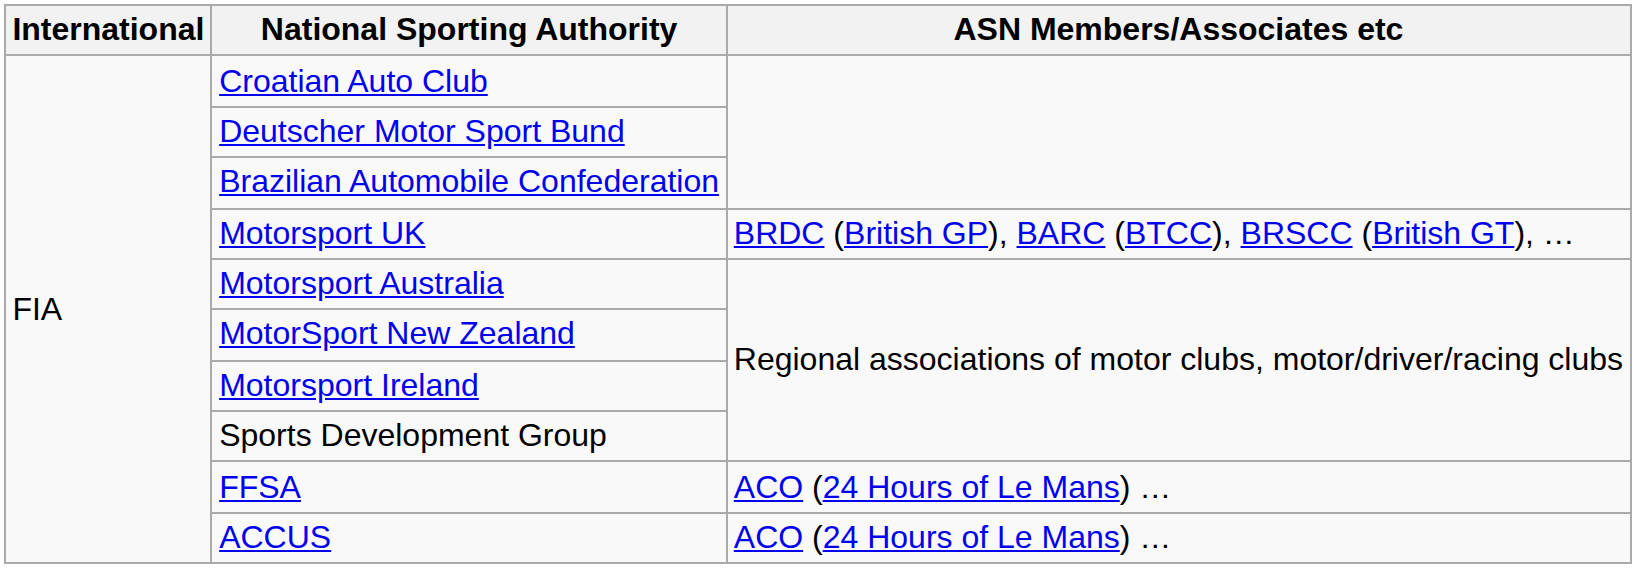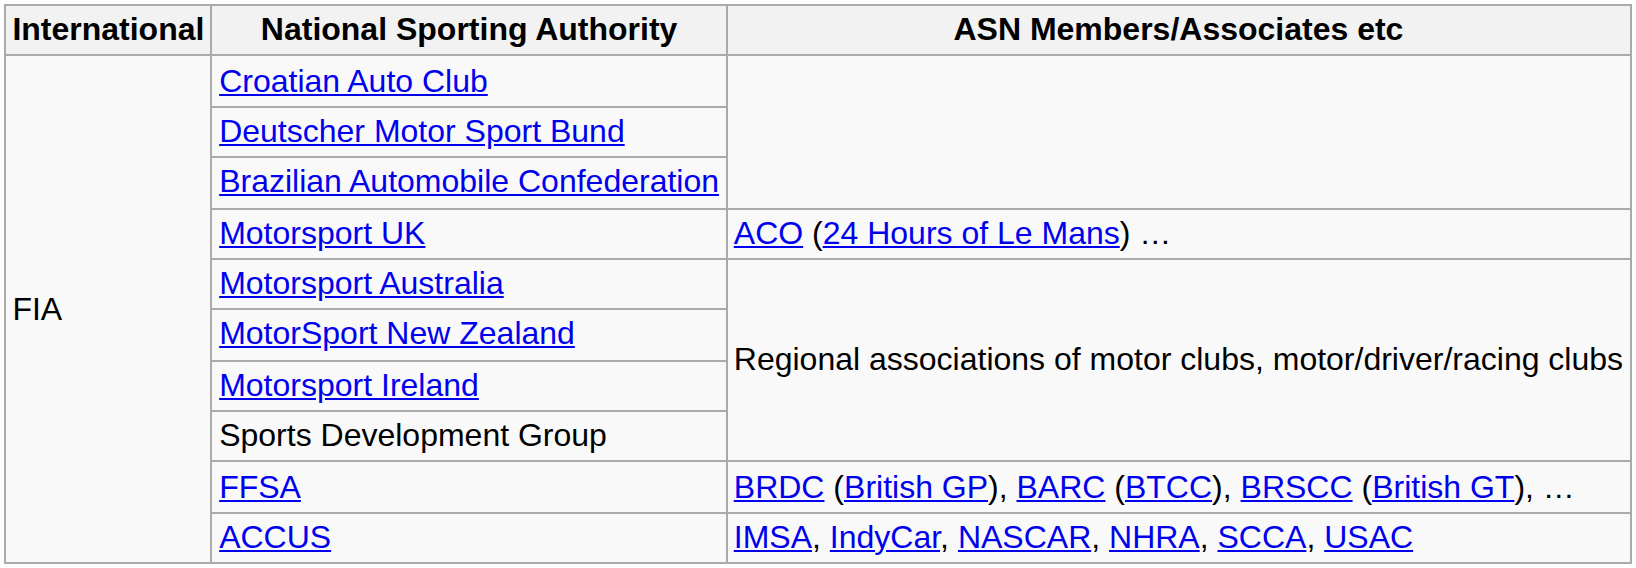(1154, 232) BRDC (British GP), BARC (BTCC), BRSCC (British GT), … -> (953, 232) ACO (24 Hours of Le Mans) …
(953, 486) ACO (24 Hours of Le Mans) … -> (1154, 486) BRDC (British GP), BARC (BTCC), BRSCC (British GT), …
(953, 537) ACO (24 Hours of Le Mans) … -> (1073, 537) IMSA, IndyCar, NASCAR, NHRA, SCCA, USAC
